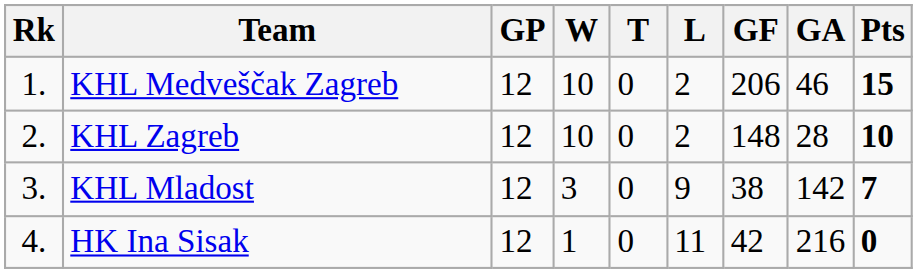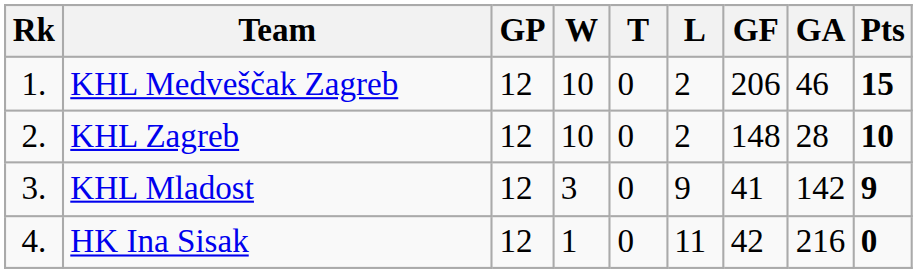(747, 188) 38 -> (747, 188) 41
(869, 188) 7 -> (869, 188) 9
